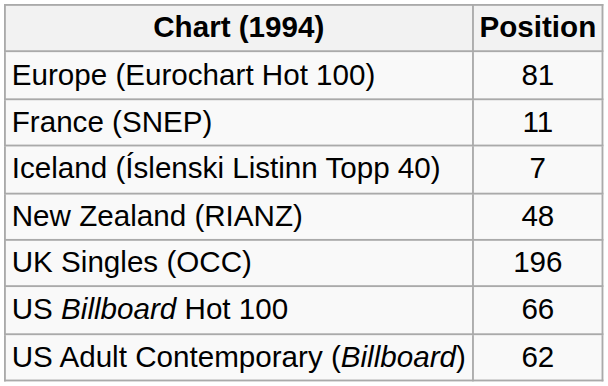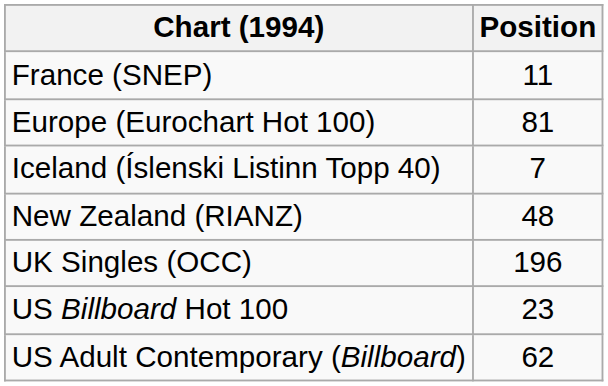rows swapped: (194, 74) <-> (112, 121)
(538, 309) 66 -> (538, 309) 23
